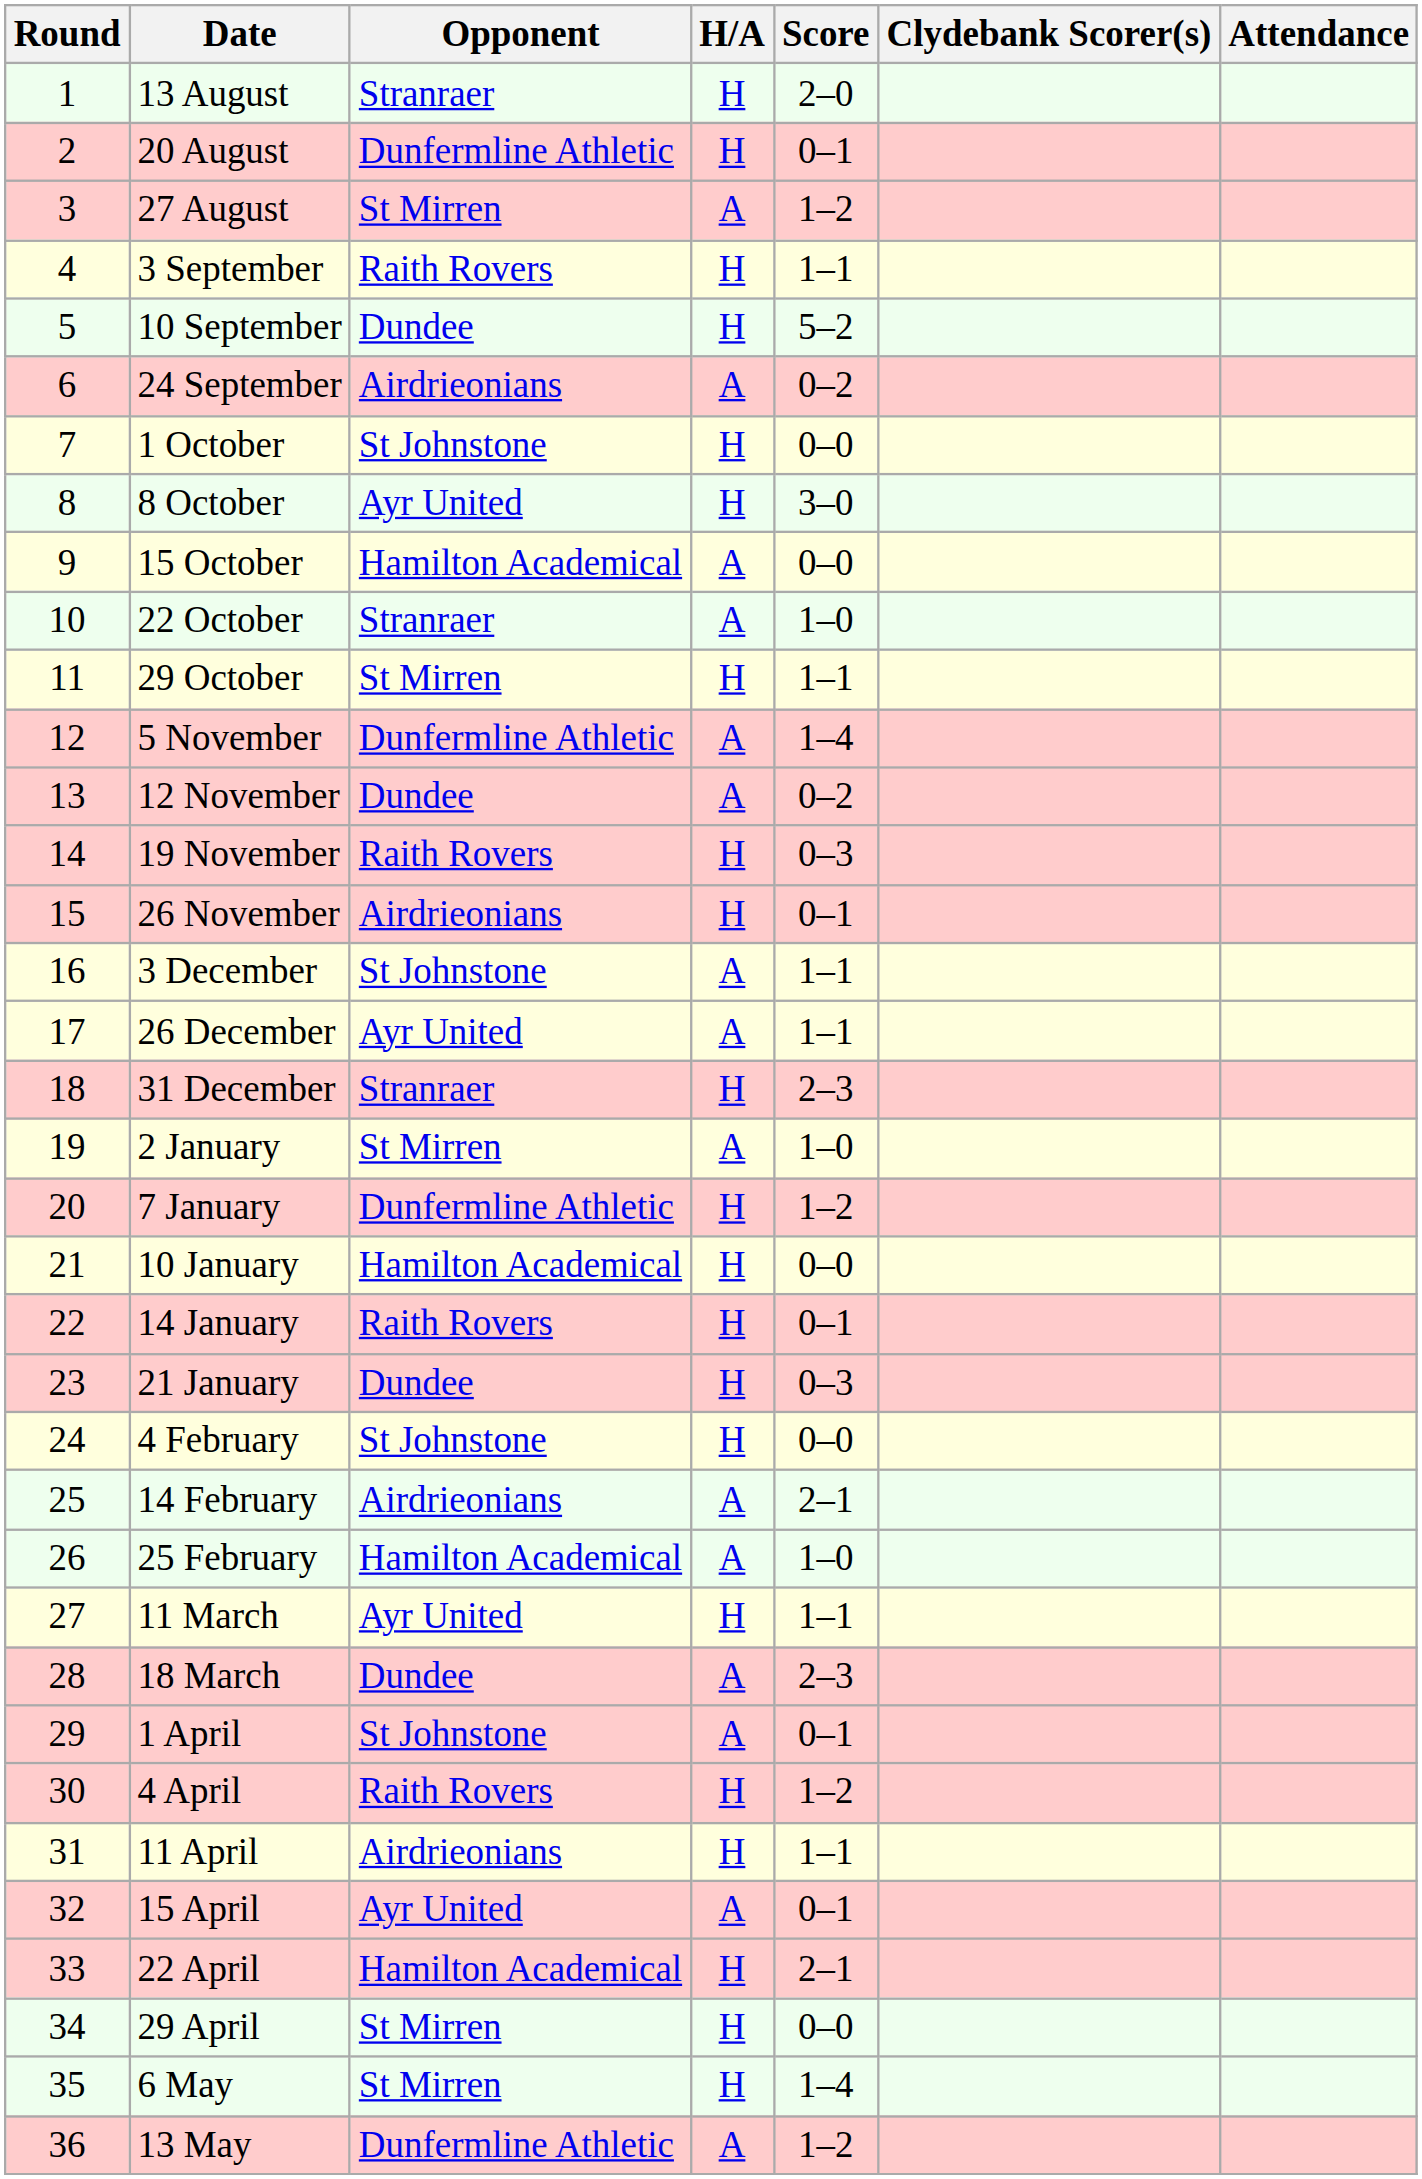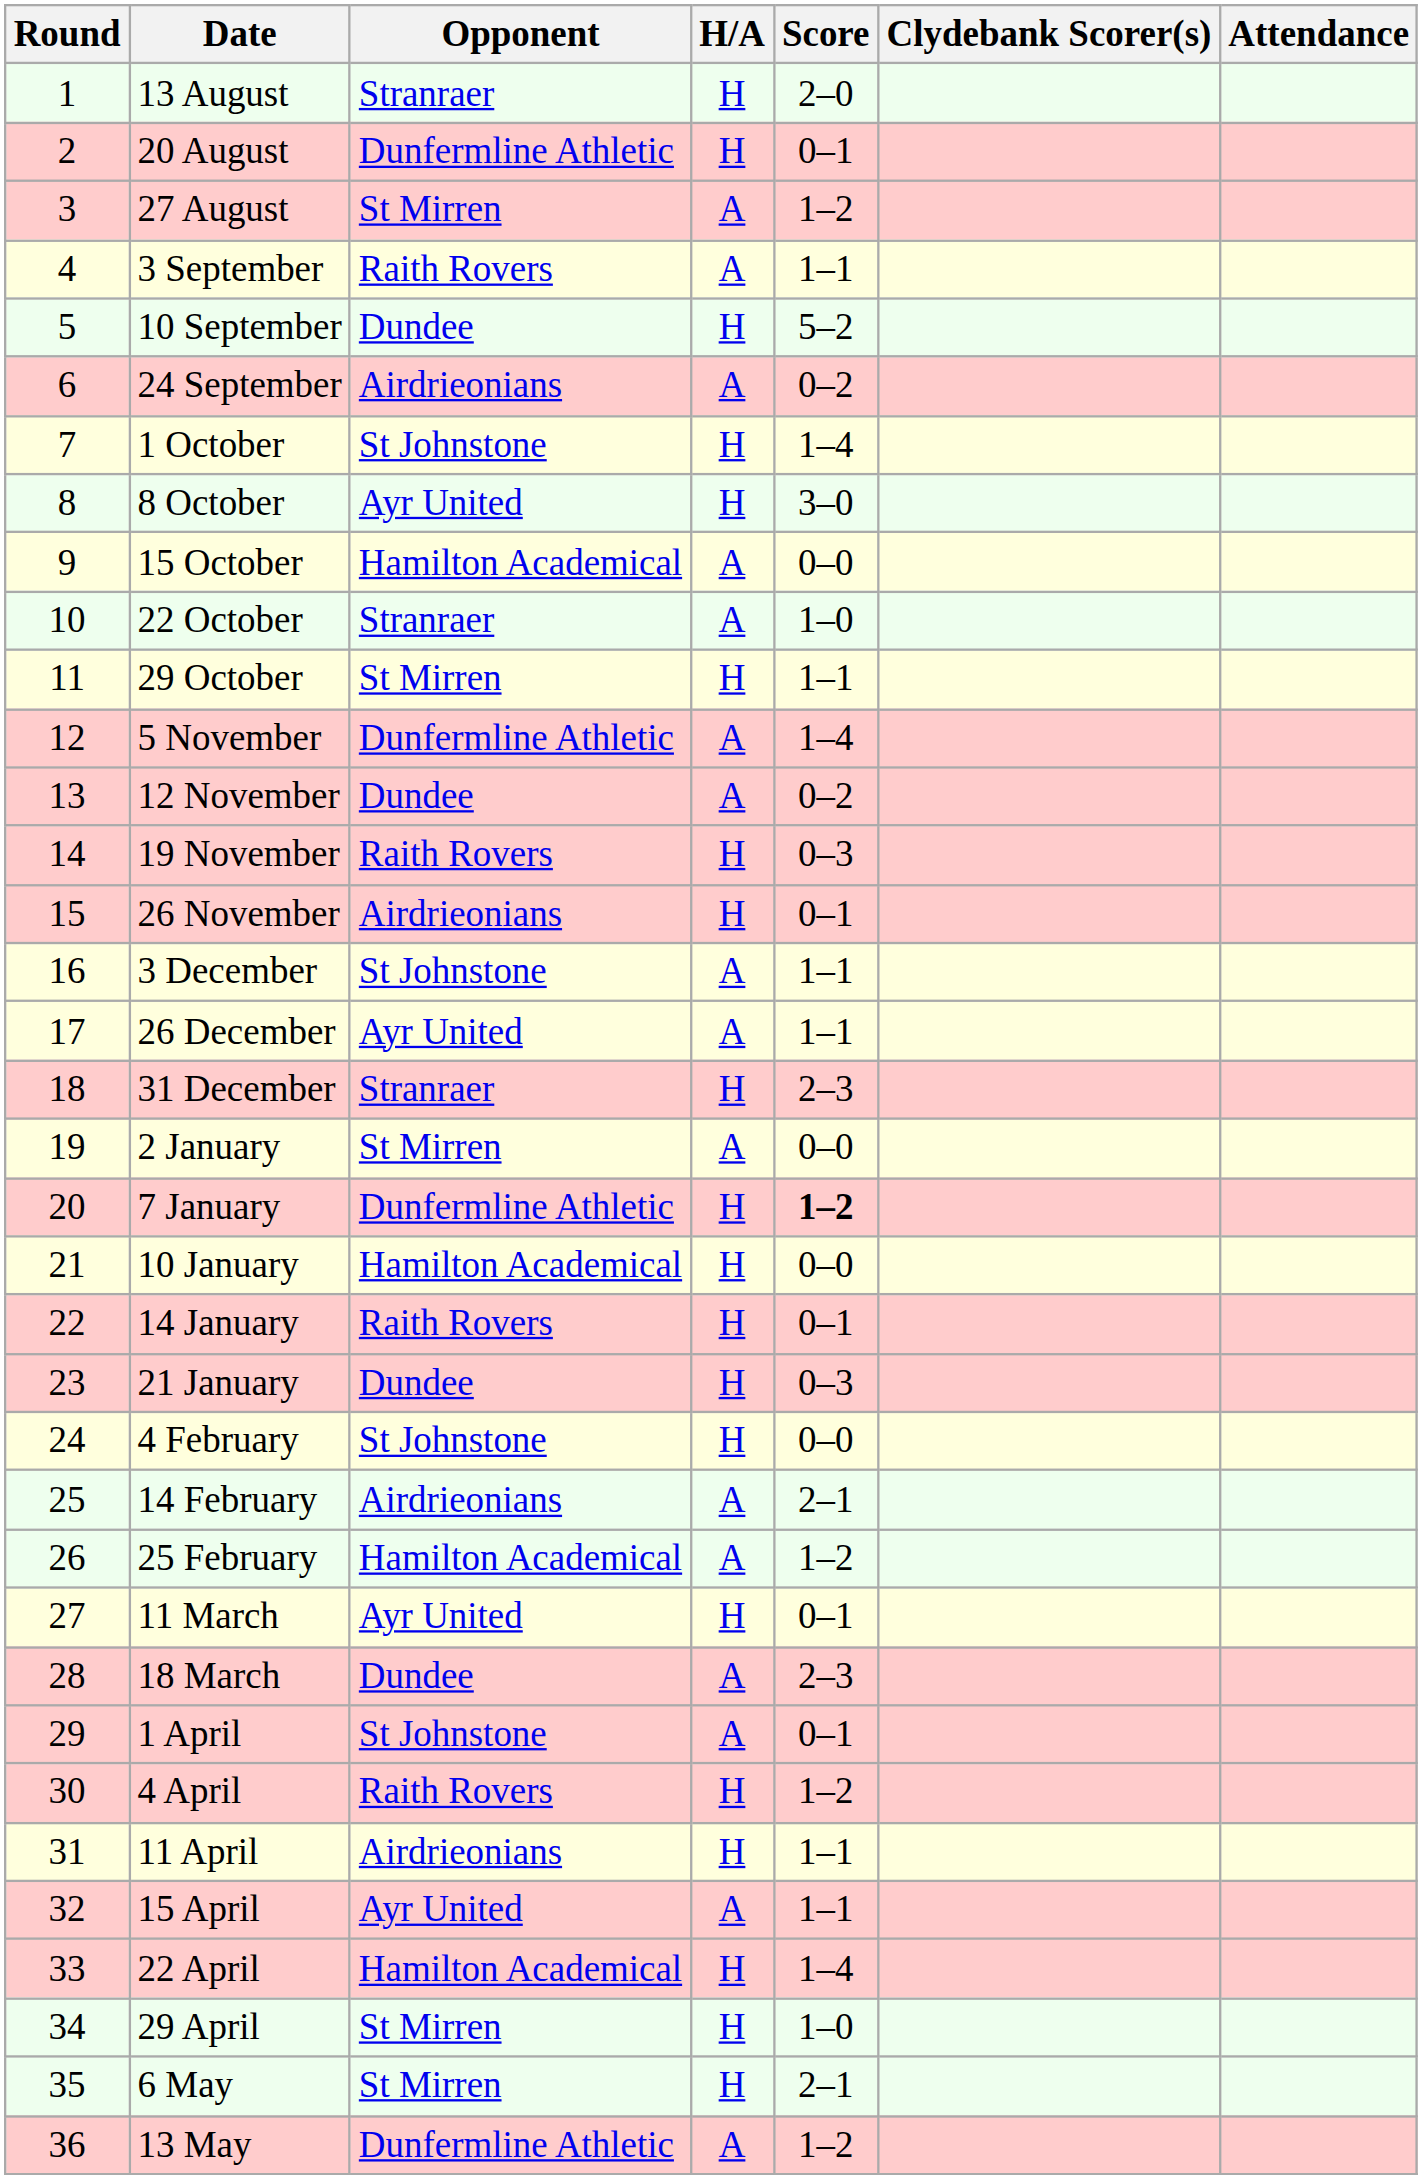(732, 268) H -> (732, 268) A
(826, 444) 0–0 -> (826, 444) 1–4
(826, 1147) 1–0 -> (826, 1147) 0–0
(826, 1206) normal -> (826, 1206) bold
(826, 1557) 1–0 -> (826, 1557) 1–2
(826, 1616) 1–1 -> (826, 1616) 0–1
(826, 1909) 0–1 -> (826, 1909) 1–1
(826, 1968) 2–1 -> (826, 1968) 1–4
(826, 2026) 0–0 -> (826, 2026) 1–0
(826, 2085) 1–4 -> (826, 2085) 2–1
